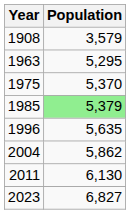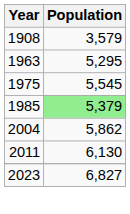(104, 84) 5,370 -> (104, 84) 5,545
- row: (24, 129)
